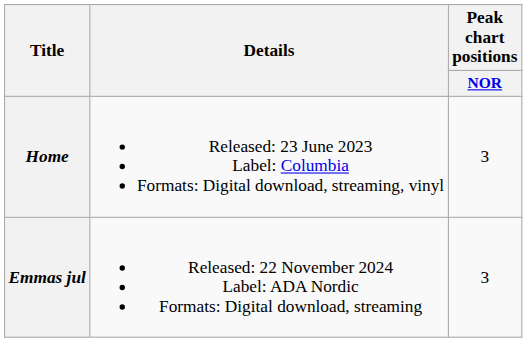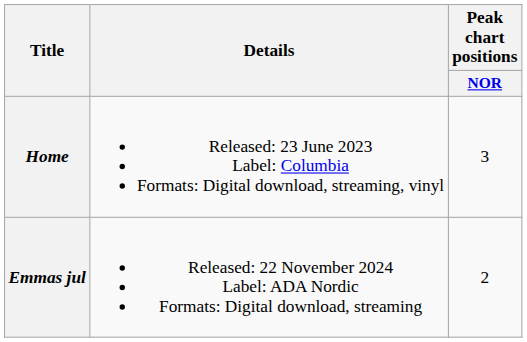(485, 276) 3 -> (485, 276) 2
